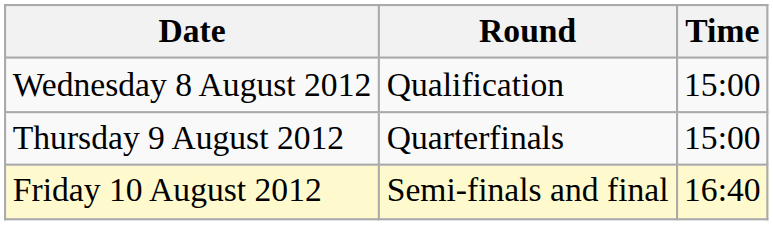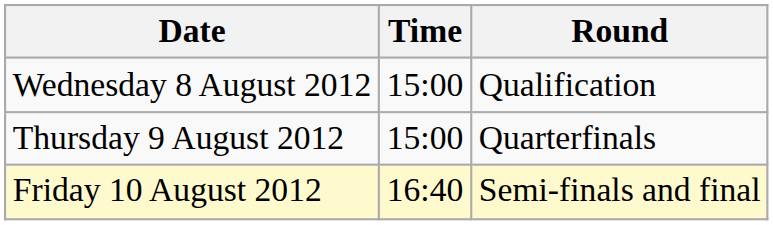columns swapped: (722, 31) <-> (528, 31)
